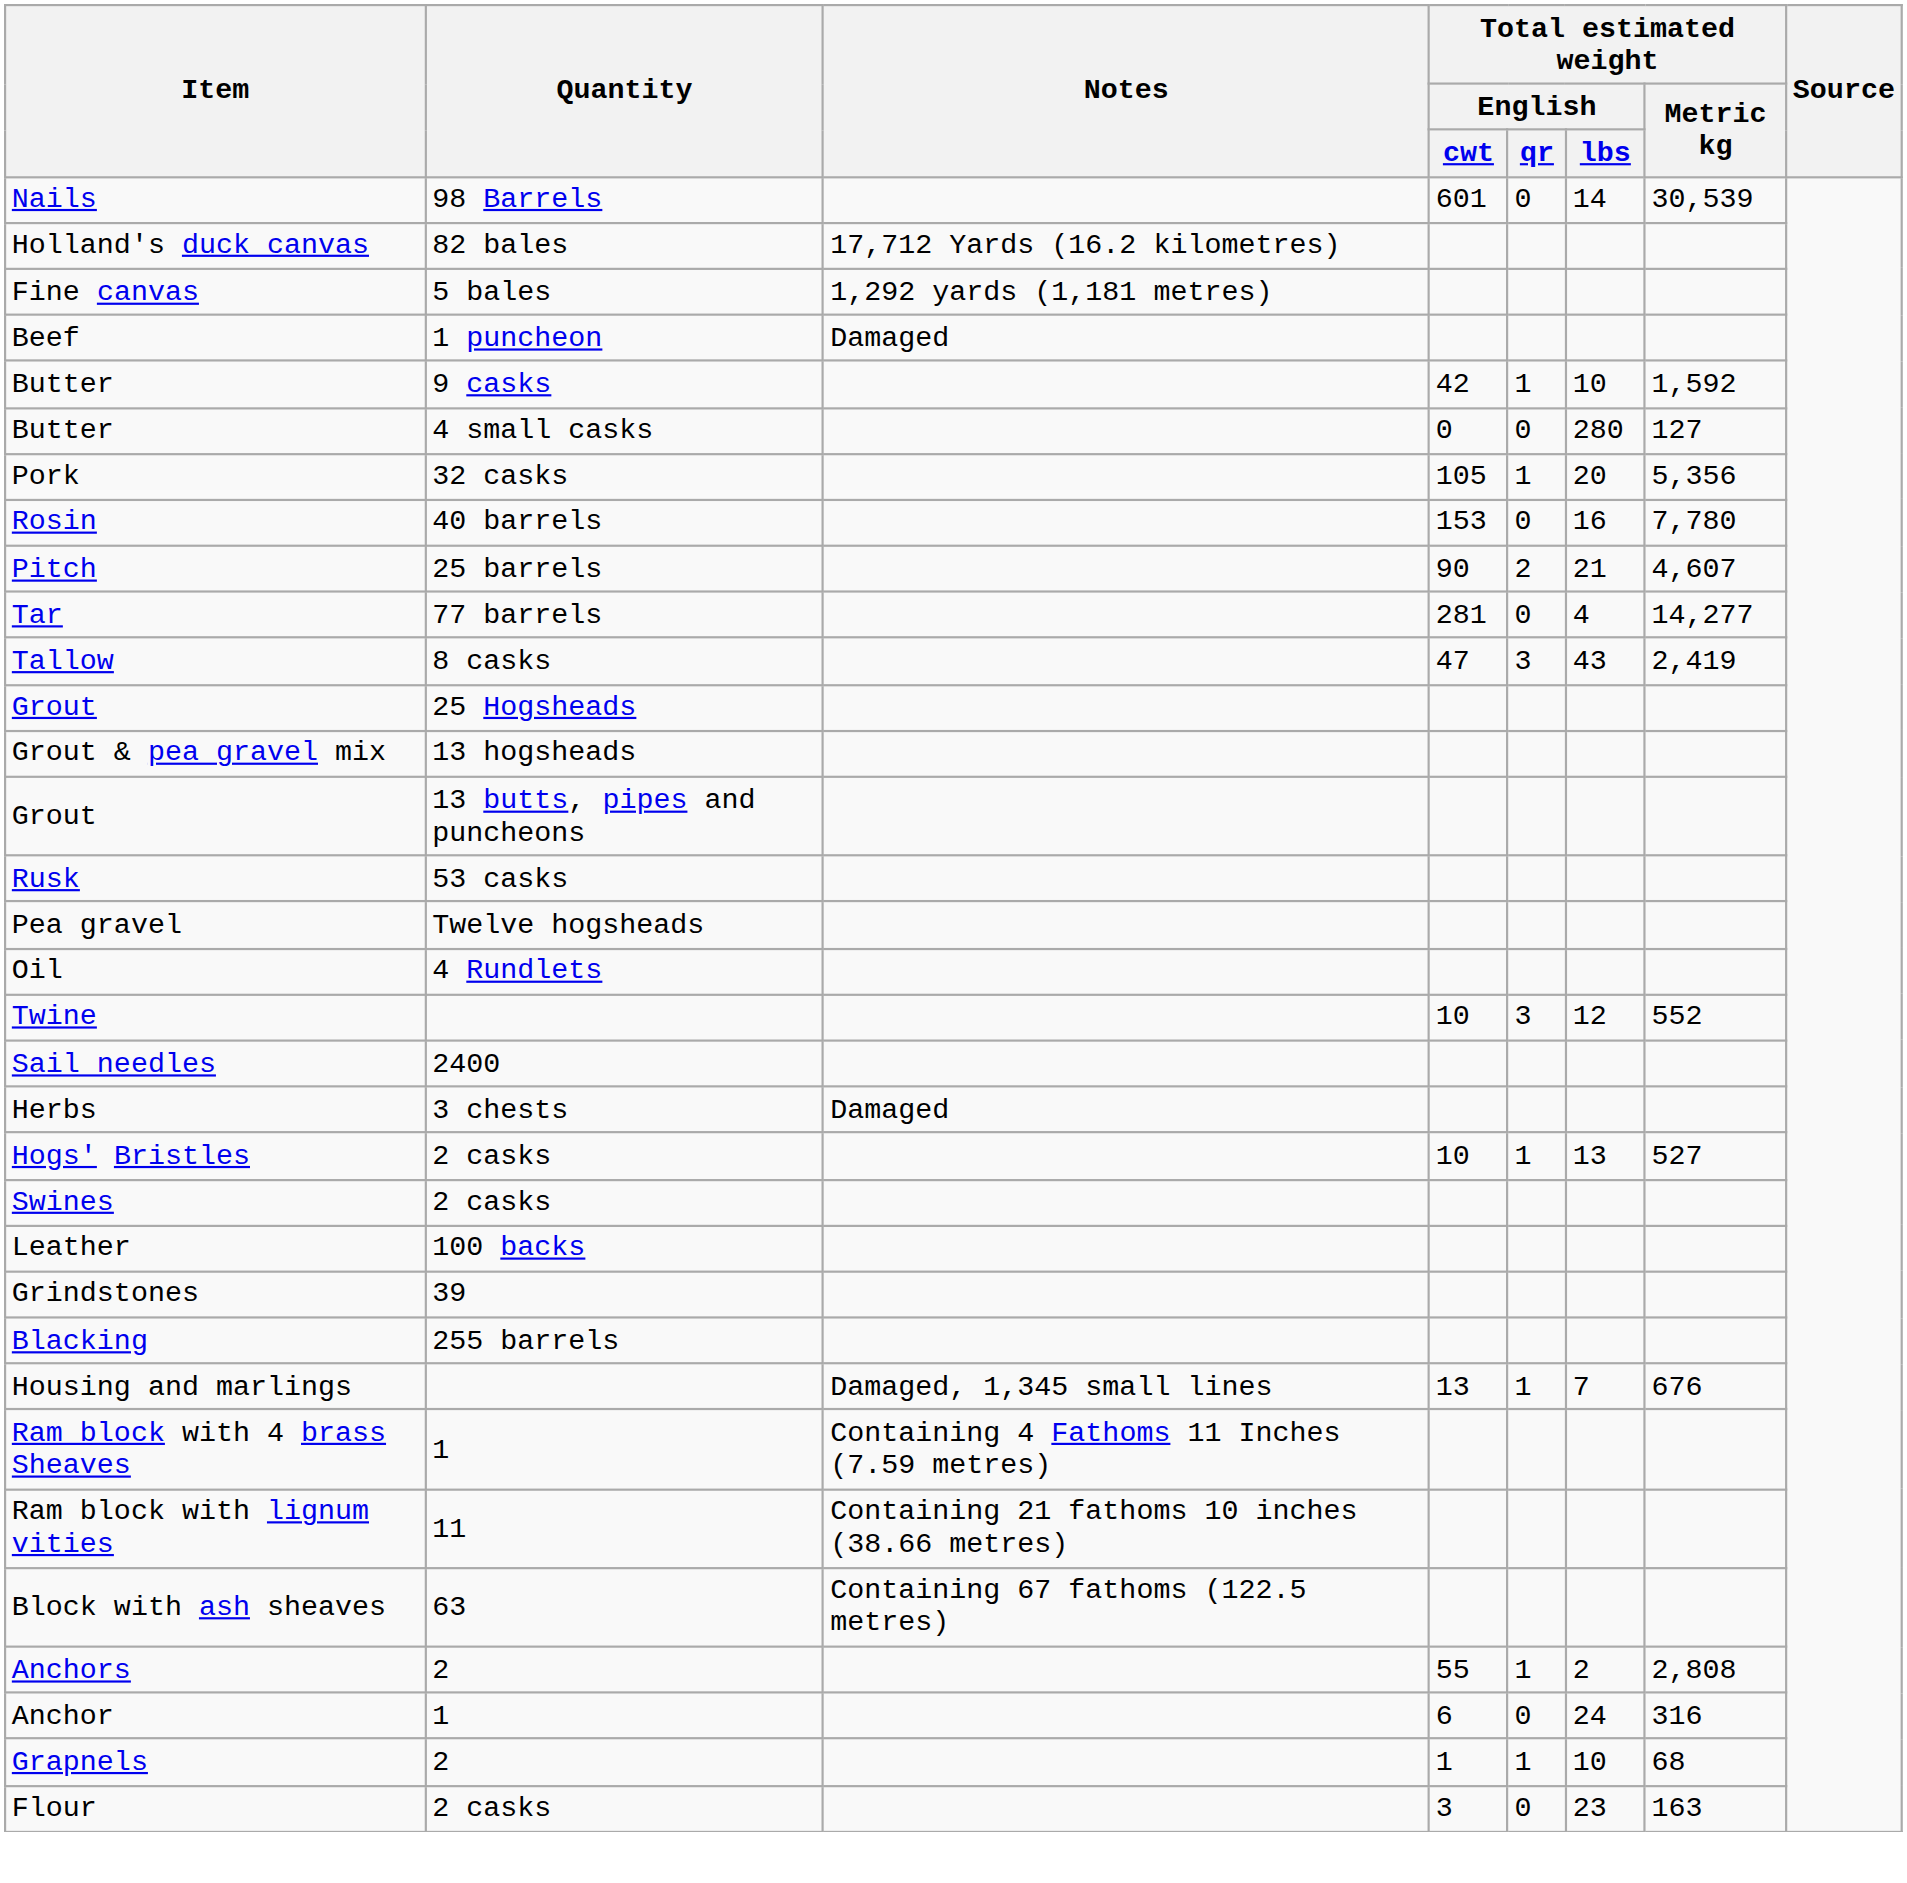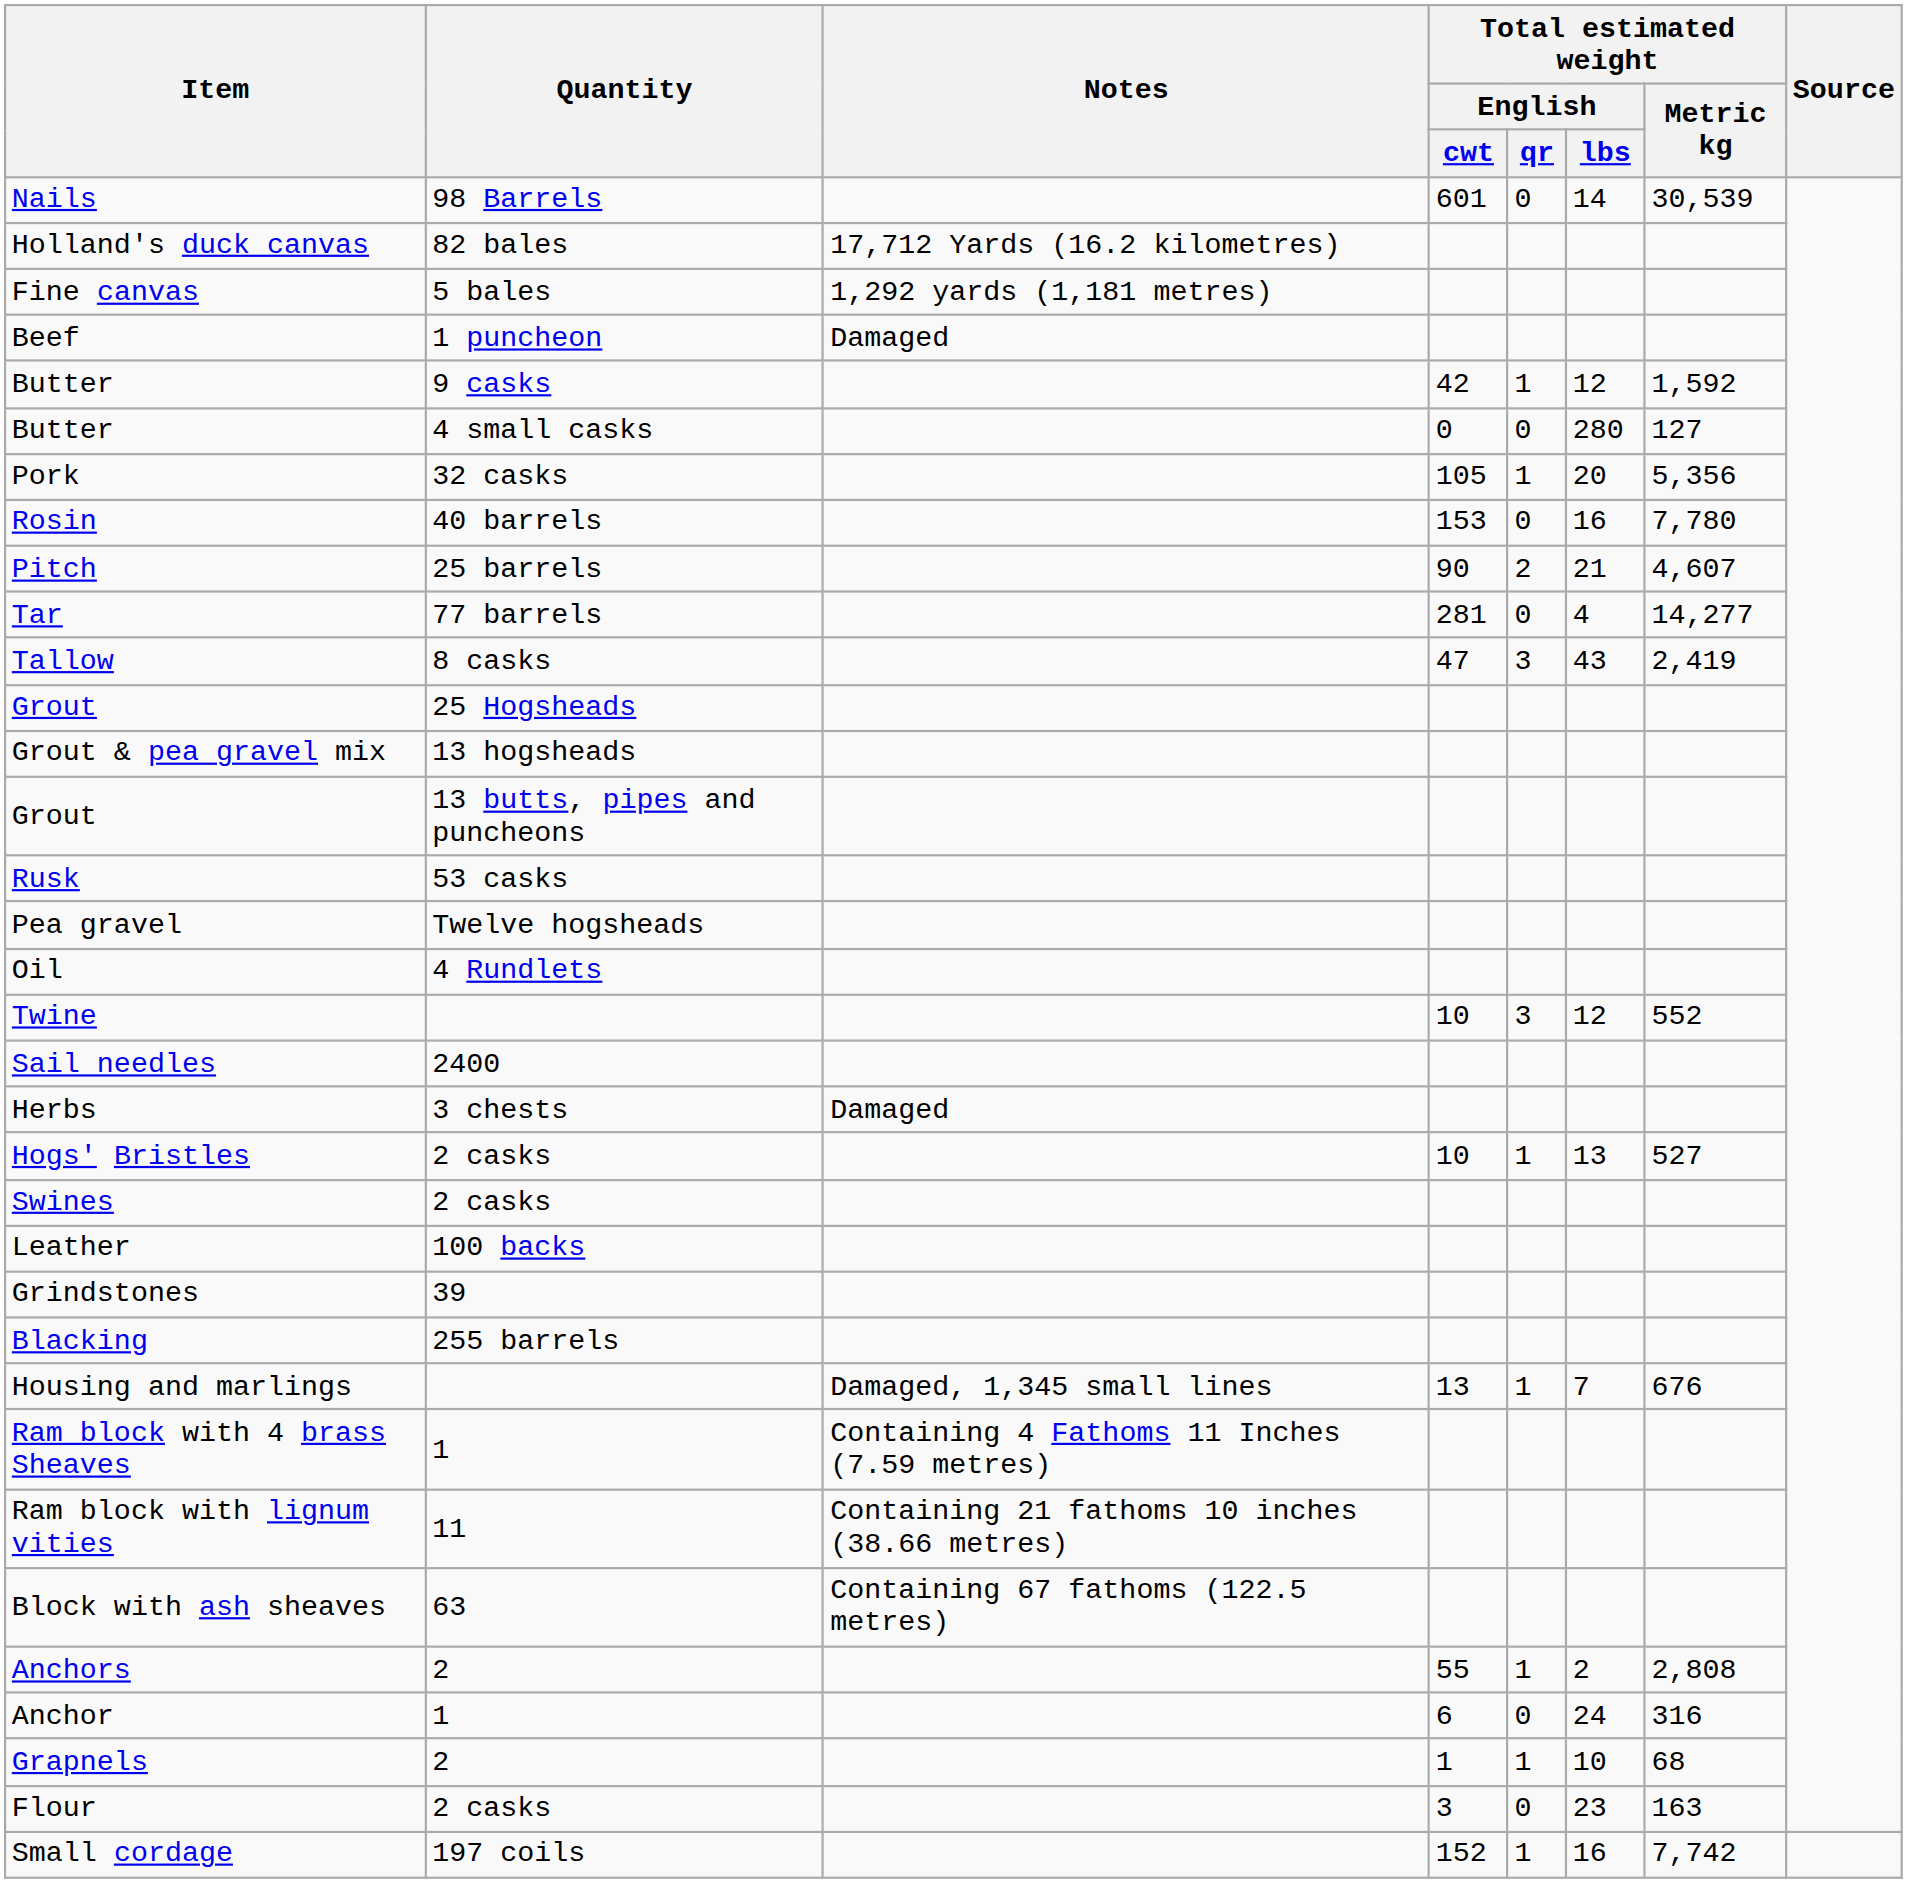(1590, 384) 10 -> (1590, 384) 12
+ row: (122, 1854)
